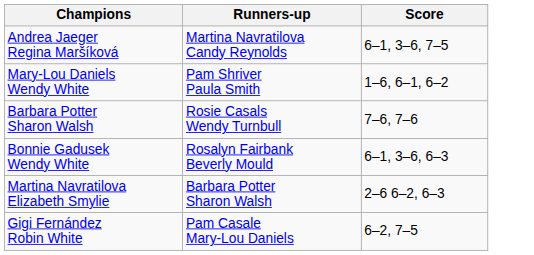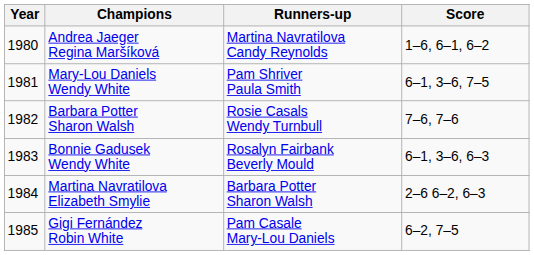+ column: (25, 15)
(406, 44) 6–1, 3–6, 7–5 -> (447, 44) 1–6, 6–1, 6–2
(406, 82) 1–6, 6–1, 6–2 -> (447, 82) 6–1, 3–6, 7–5
